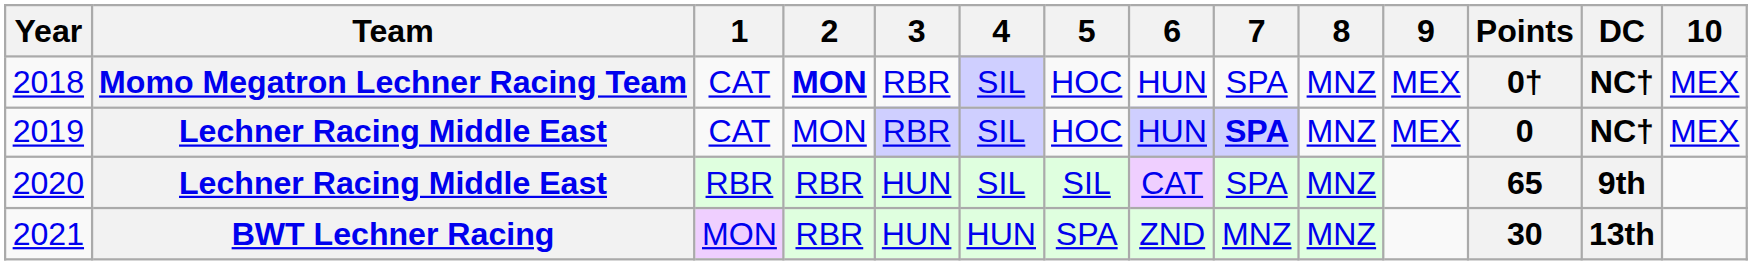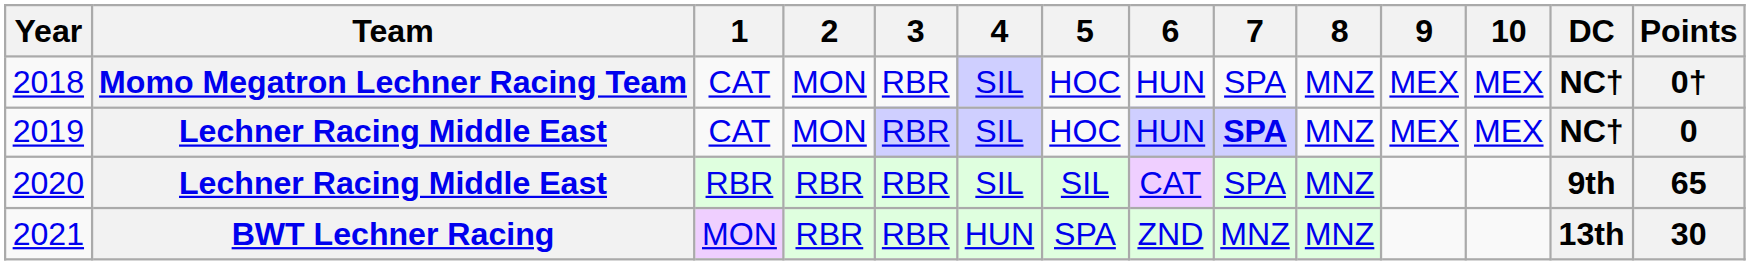columns swapped: (1705, 31) <-> (1525, 31)
(829, 82) bold -> (829, 82) normal
(917, 183) HUN -> (916, 183) RBR
(917, 234) HUN -> (916, 234) RBR
